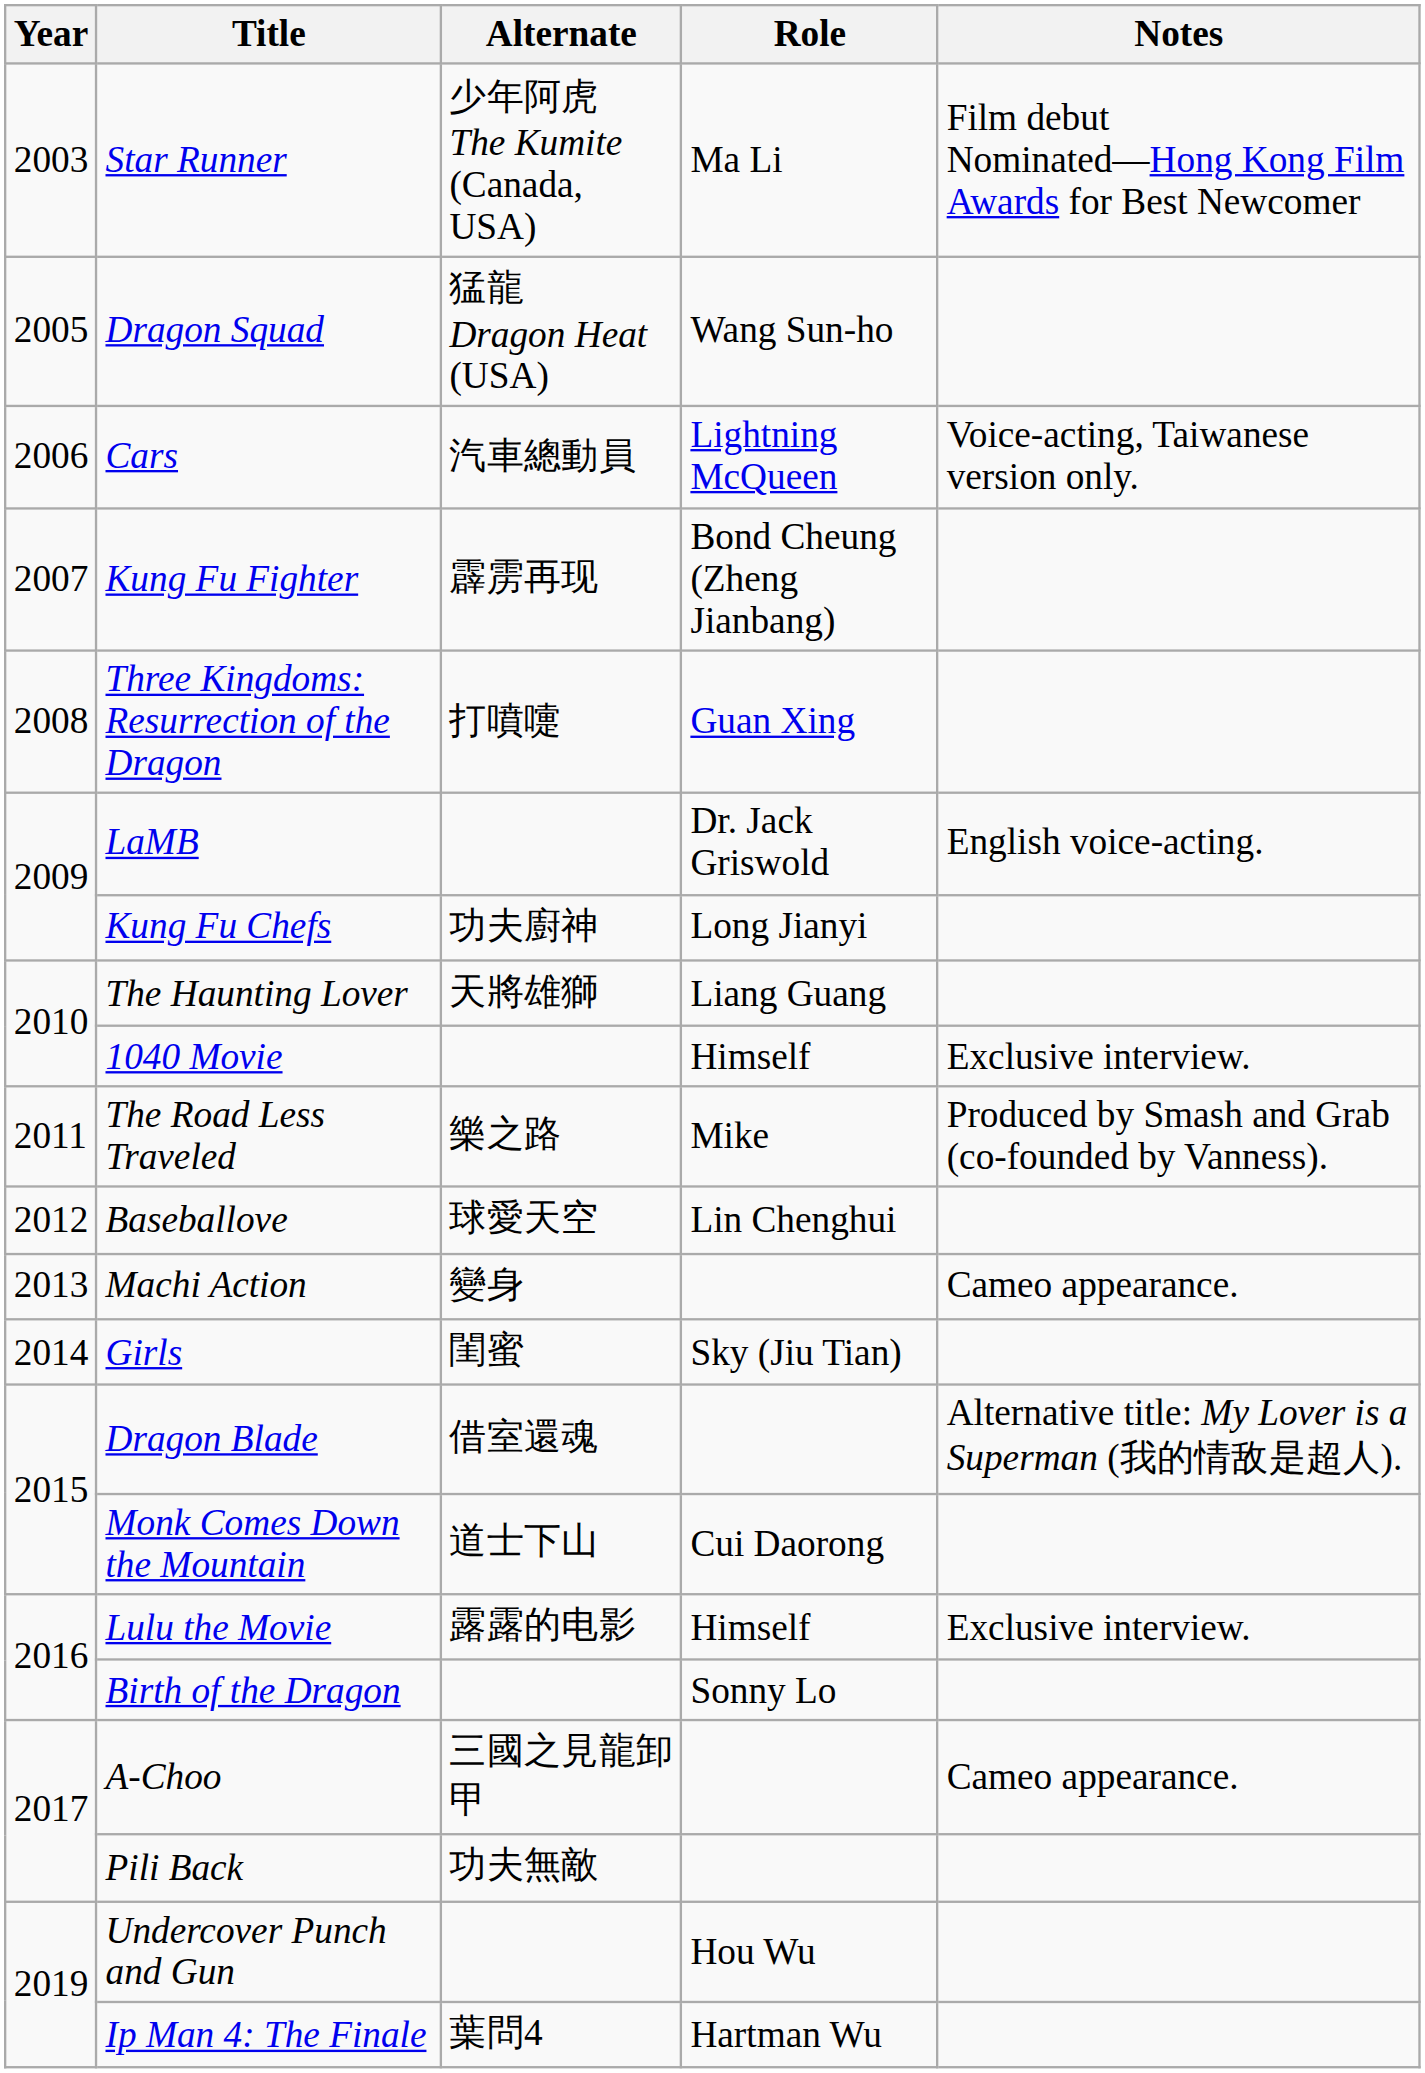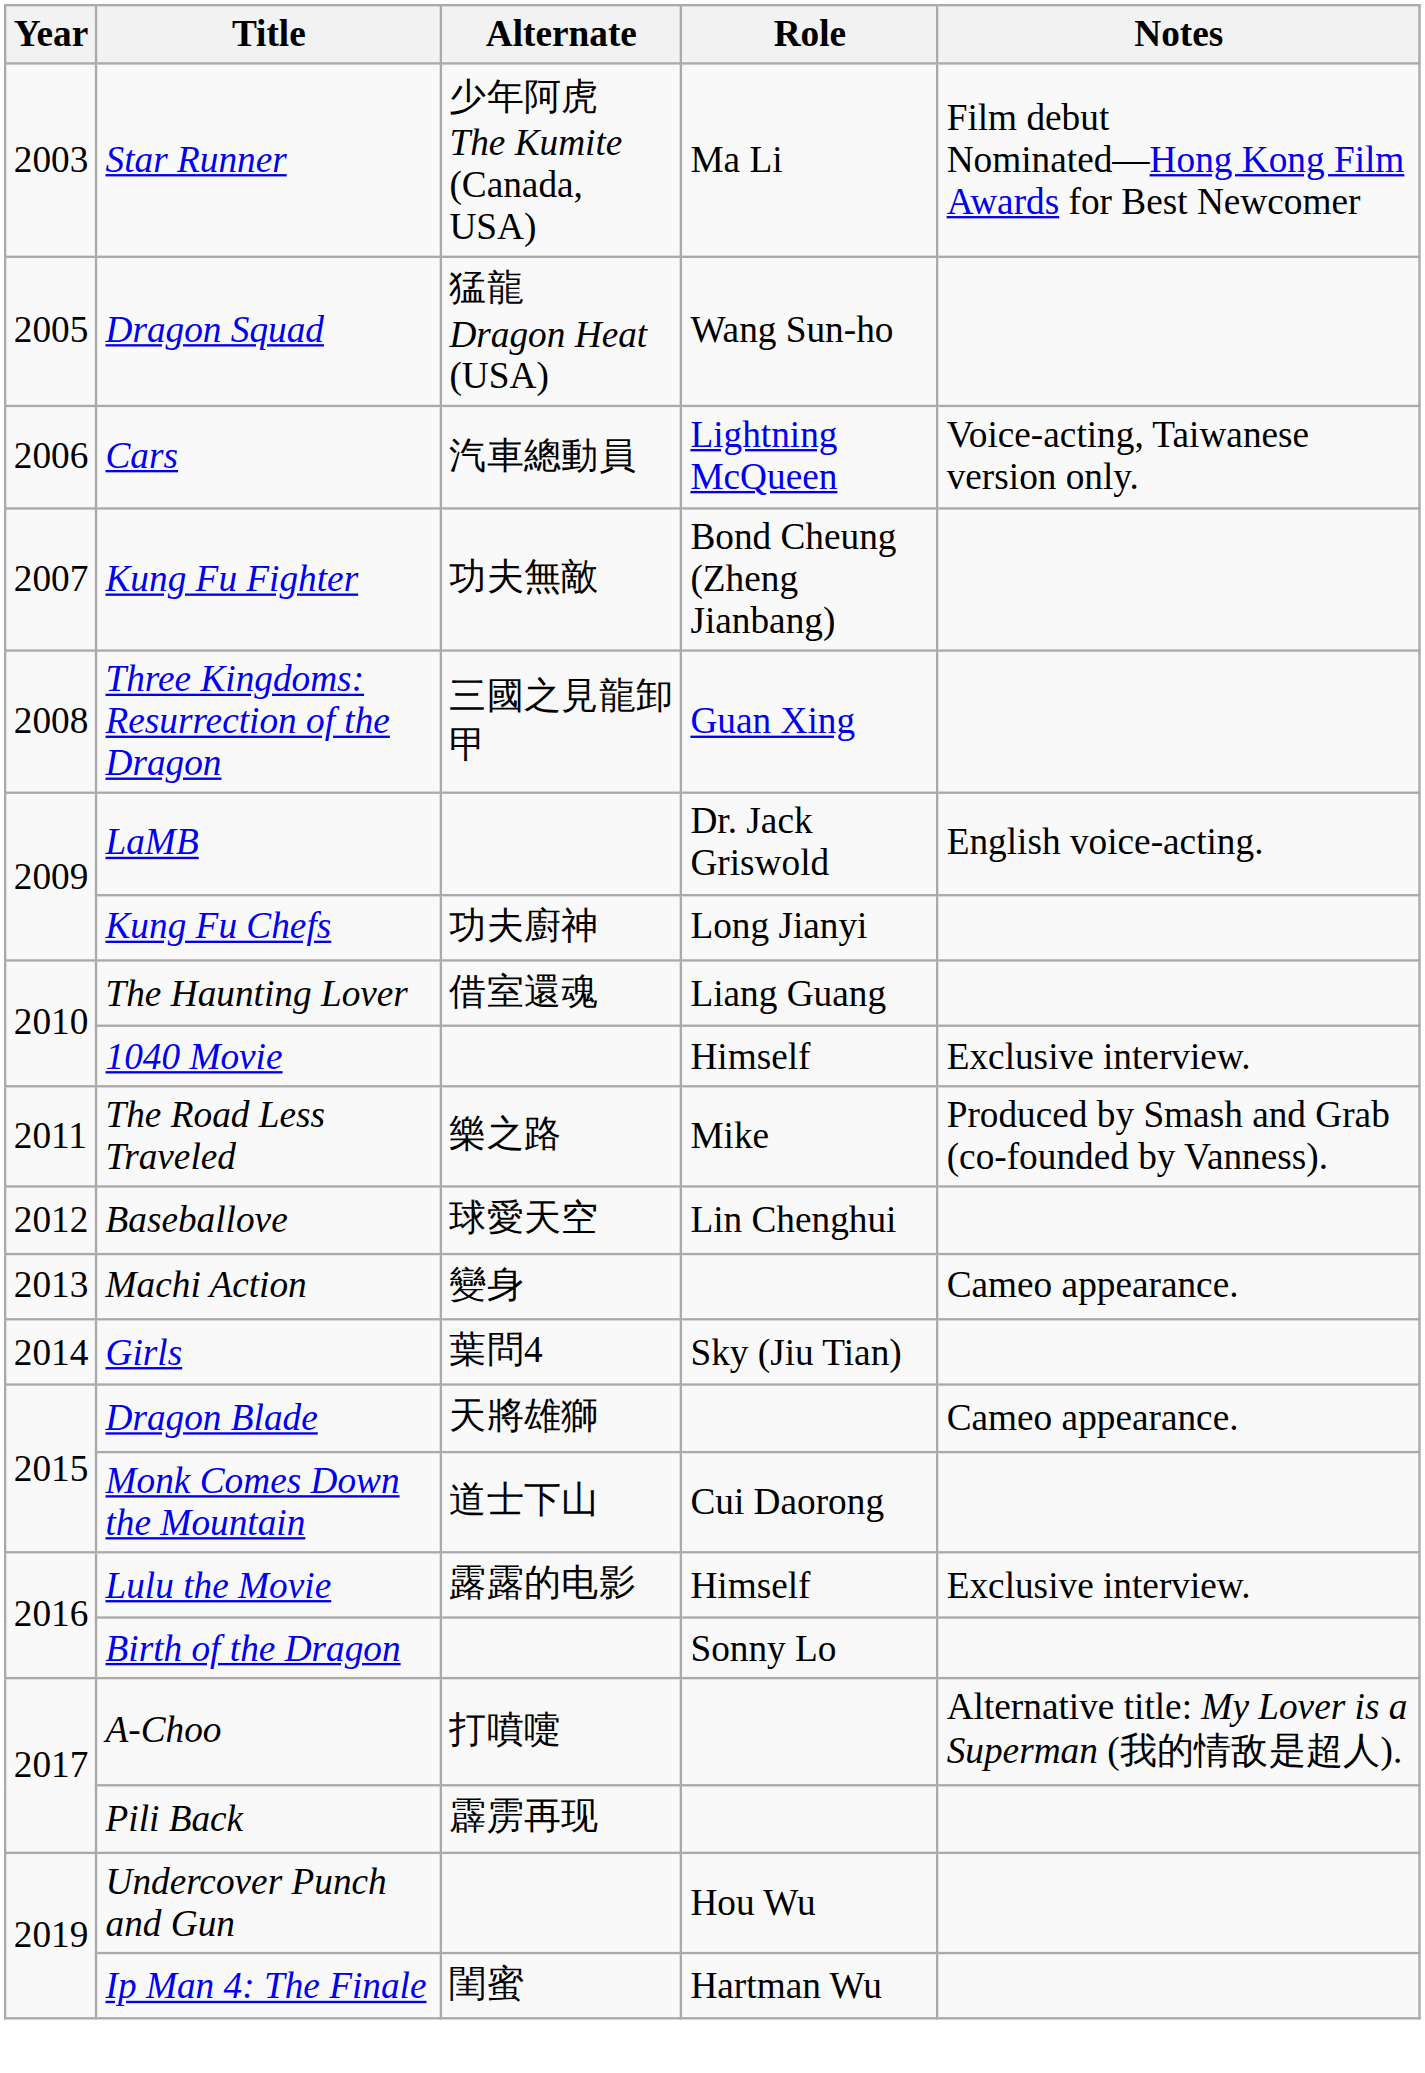(524, 576) 霹雳再现 -> (524, 576) 功夫無敵
(505, 719) 打噴嚏 -> (561, 719) 三國之見龍卸甲
(524, 991) 天將雄獅 -> (524, 991) 借室還魂
(487, 1350) 閨蜜 -> (496, 1350) 葉問4
(524, 1437) 借室還魂 -> (524, 1416) 天將雄獅
(1177, 1436) Alternative title: My Lover is a Superman (我的情敌是超人). -> (1093, 1417) Cameo appearance.
(561, 1775) 三國之見龍卸甲 -> (505, 1729) 打噴嚏
(1093, 1776) Cameo appearance. -> (1177, 1728) Alternative title: My Lover is a Superman (我的情敌是超人).
(524, 1865) 功夫無敵 -> (524, 1816) 霹雳再现
(496, 2032) 葉問4 -> (487, 1983) 閨蜜
